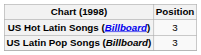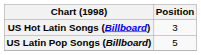(175, 43) 3 -> (175, 43) 5
